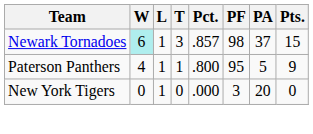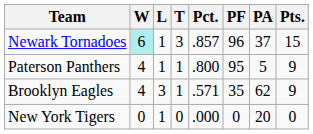(236, 41) 98 -> (236, 41) 96
+ row: (61, 91)
(236, 91) 3 -> (236, 116) 0
